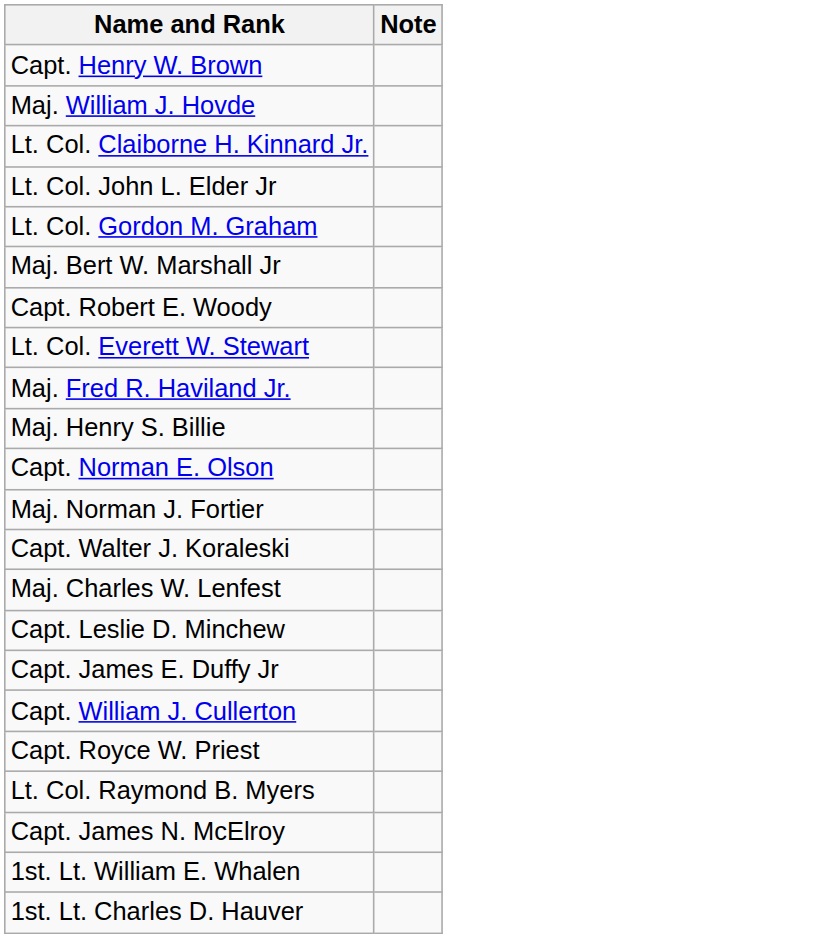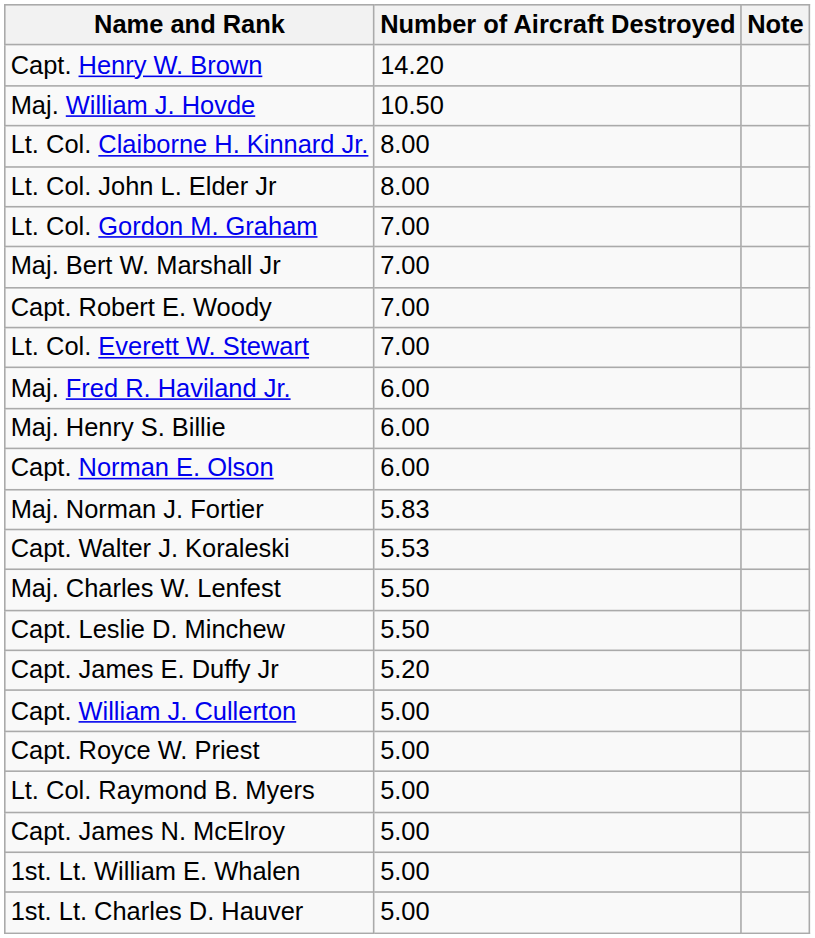+ column: (558, 24)
